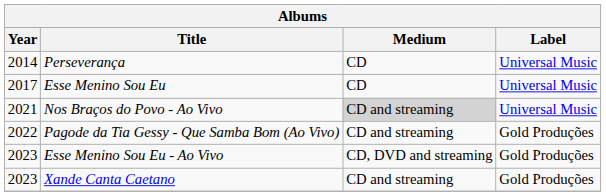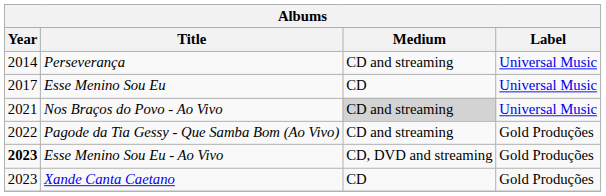(356, 62) CD -> (400, 62) CD and streaming
(23, 156) normal -> (23, 156) bold
(400, 179) CD and streaming -> (356, 179) CD
